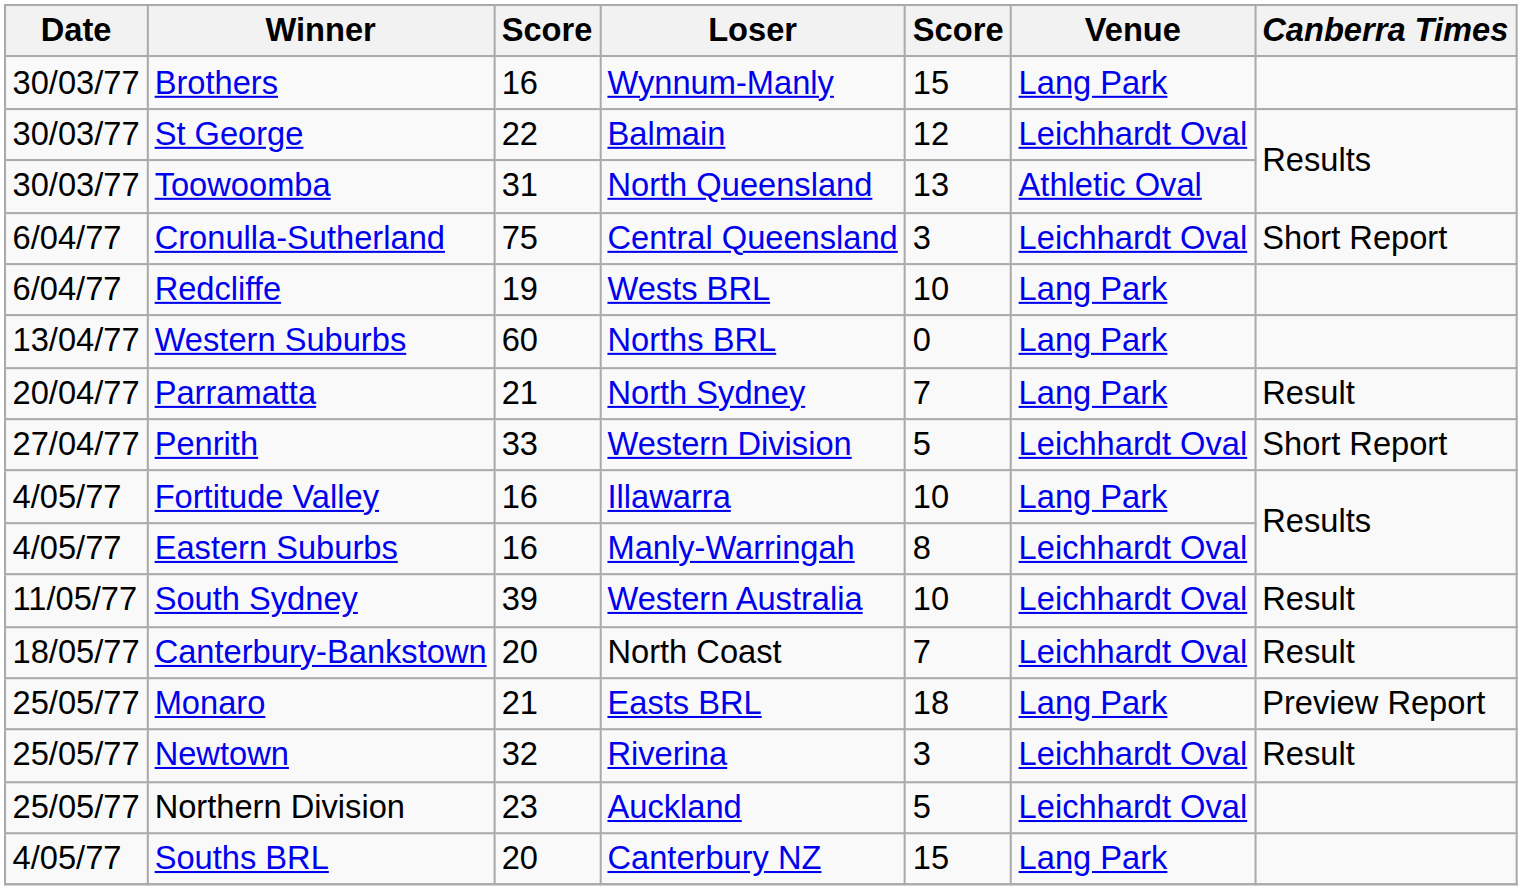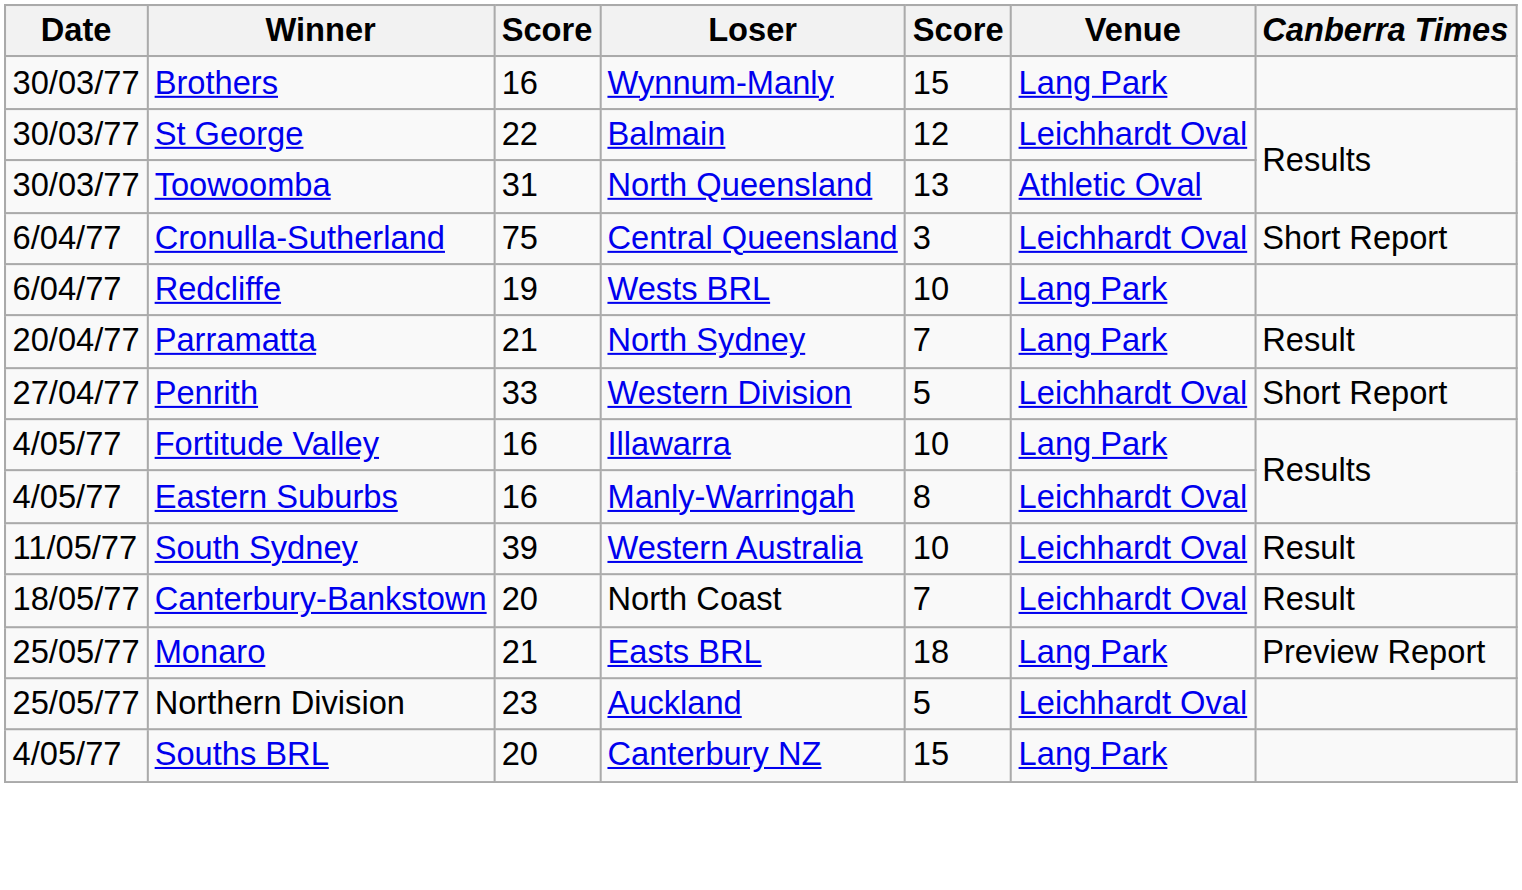- row: (280, 340)
- row: (222, 755)
